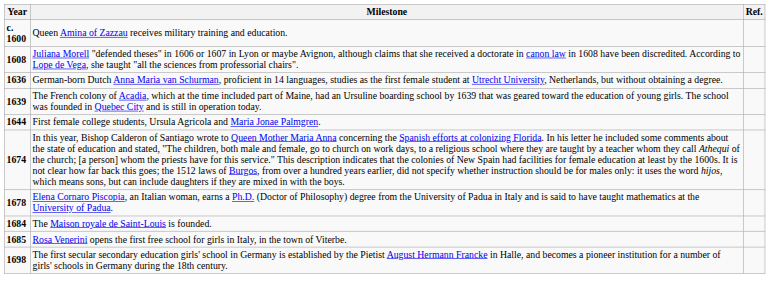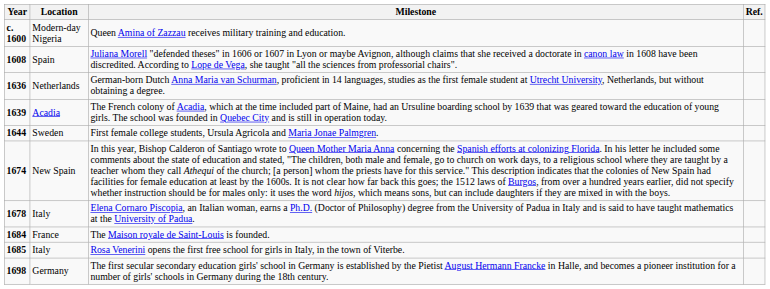+ column: (59, 12)
